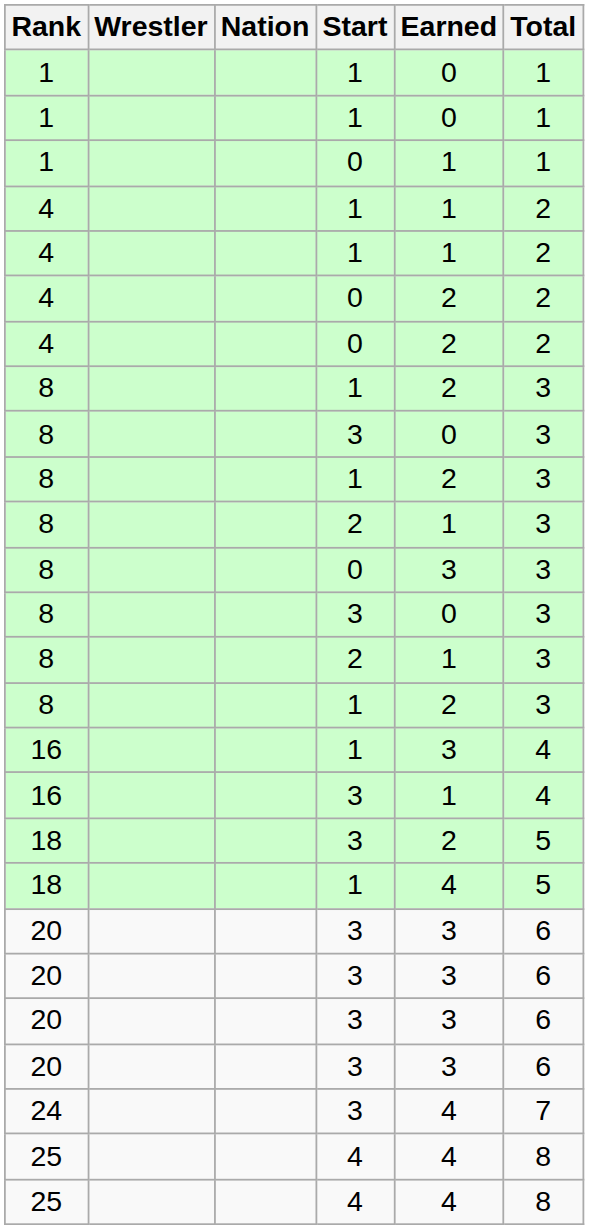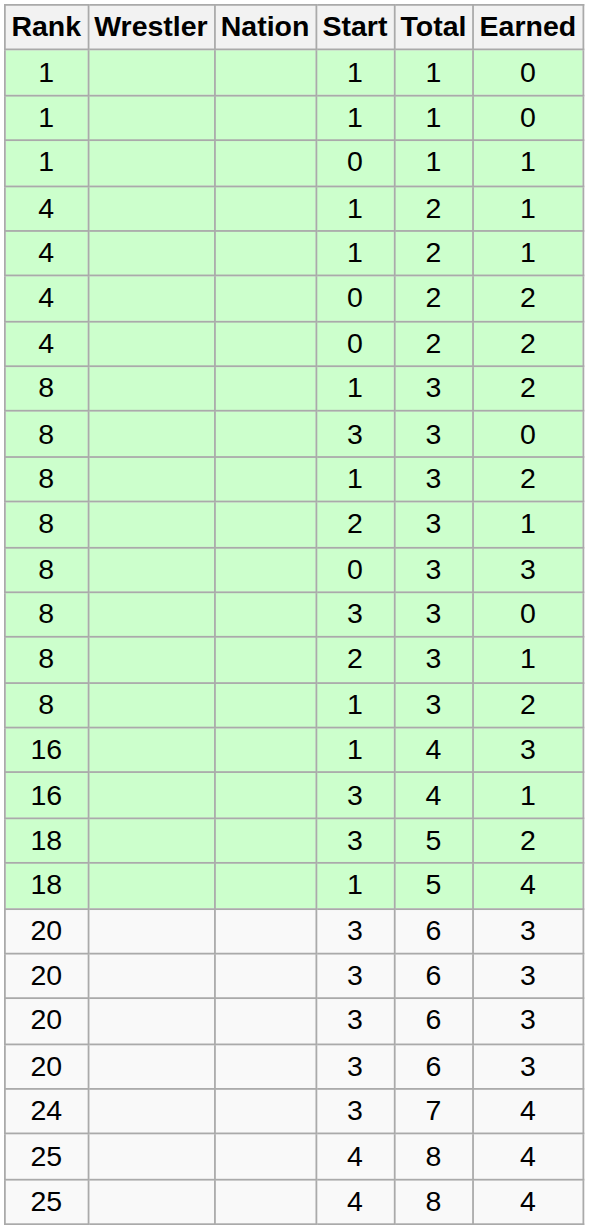columns swapped: (449, 27) <-> (543, 27)
